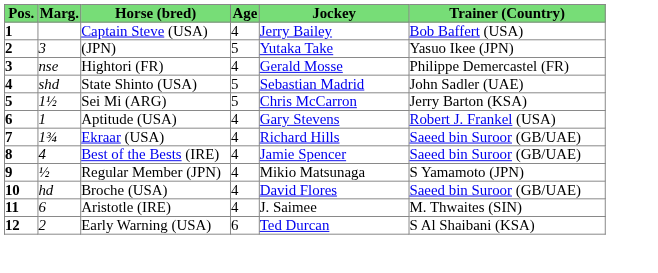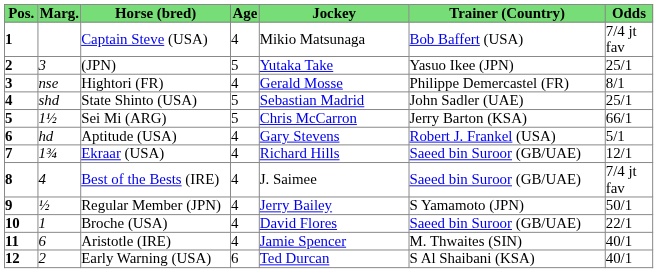+ column: (629, 13)
(296, 31) Jerry Bailey -> (312, 39) Mikio Matsunaga
(42, 119) 1 -> (46, 136) hd
(303, 154) Jamie Spencer -> (288, 179) J. Saimee
(312, 172) Mikio Matsunaga -> (296, 205) Jerry Bailey
(46, 190) hd -> (42, 223) 1
(288, 207) J. Saimee -> (303, 241) Jamie Spencer
